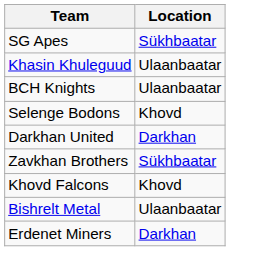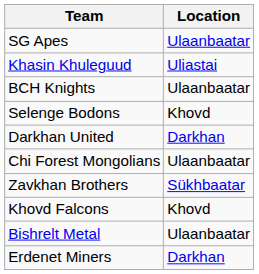(177, 40) Sükhbaatar -> (209, 40) Ulaanbaatar
(180, 64) Ulaanbaatar -> (192, 64) Uliastai
+ row: (84, 161)
